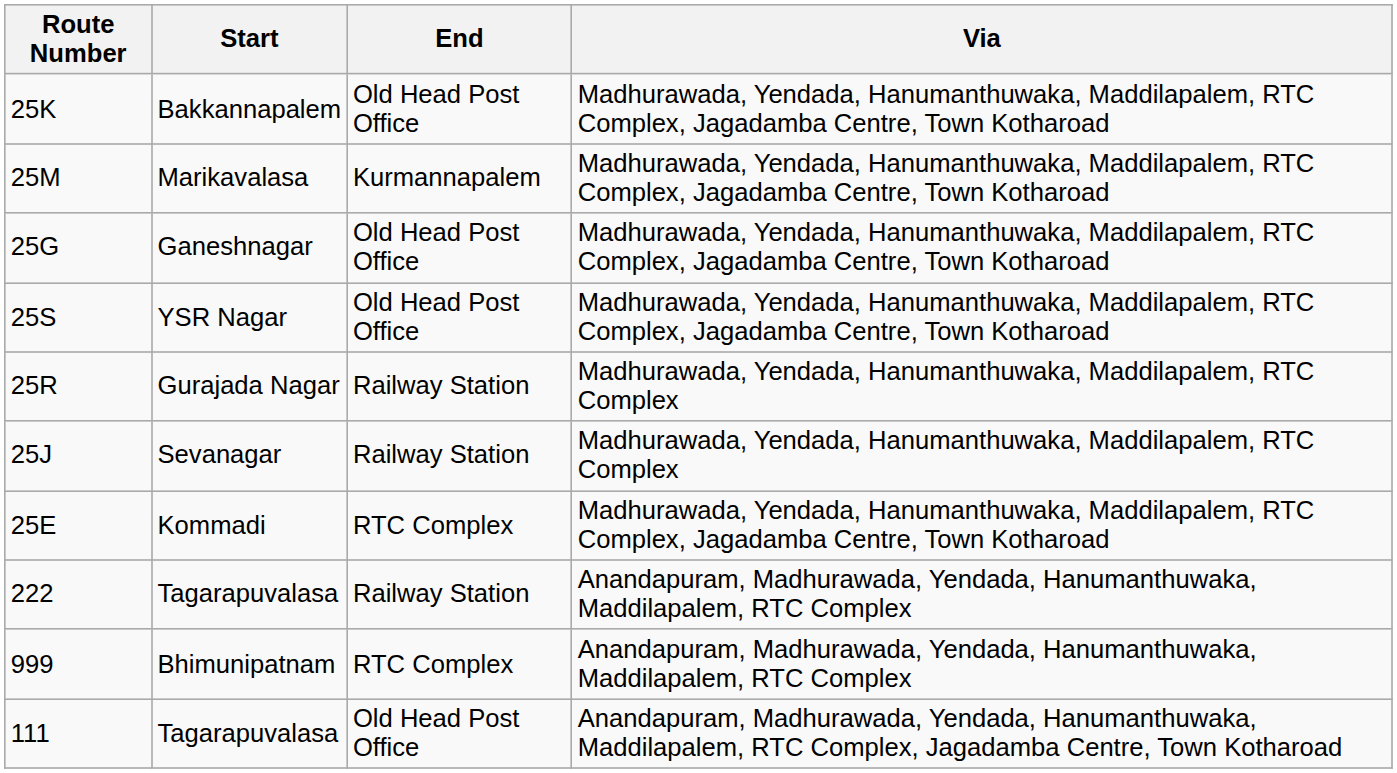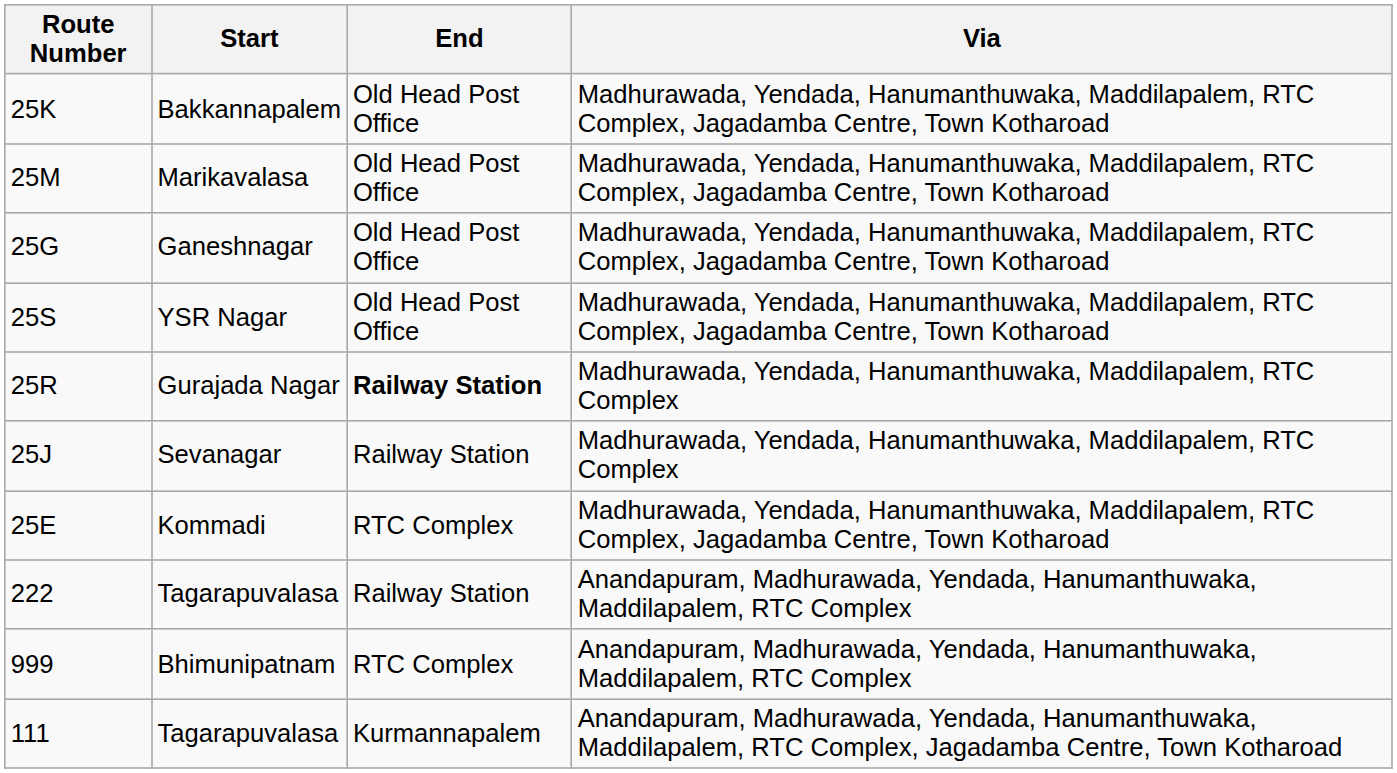(447, 178) Kurmannapalem -> (436, 178) Old Head Post Office
(441, 386) normal -> (448, 386) bold
(436, 733) Old Head Post Office -> (447, 733) Kurmannapalem
